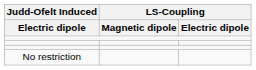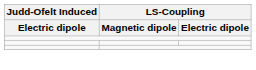- row: (52, 57)
